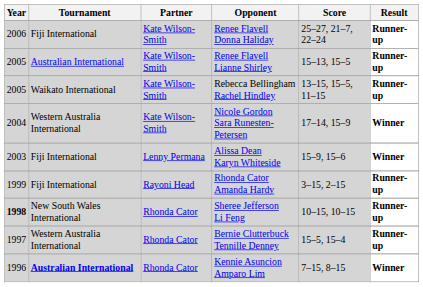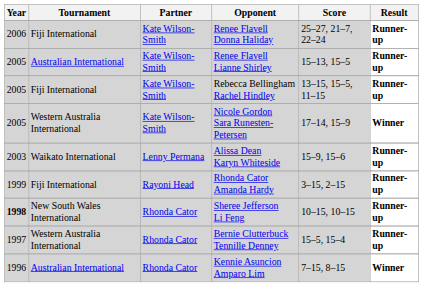(73, 90) Waikato International -> (64, 90) Fiji International
(16, 123) 2004 -> (16, 123) 2005
(64, 157) Fiji International -> (73, 157) Waikato International
(388, 157) Winner -> (390, 157) Runner-up
(82, 268) bold -> (77, 268) normal
